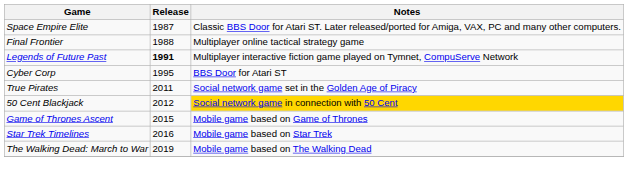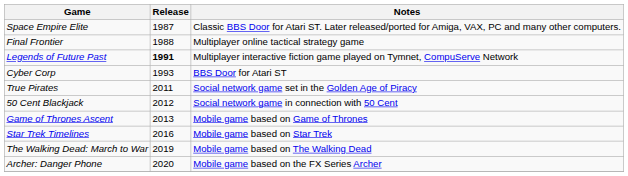(163, 73) 1995 -> (163, 73) 1993
(295, 103) gold background -> (295, 103) no background
(163, 118) 2015 -> (163, 118) 2013
+ row: (54, 164)
